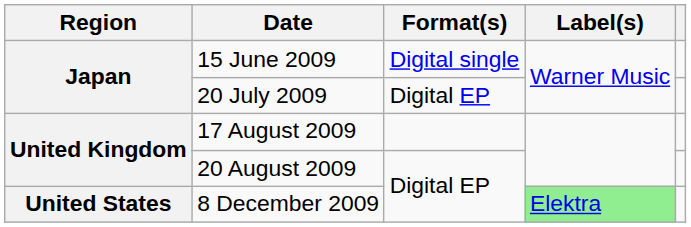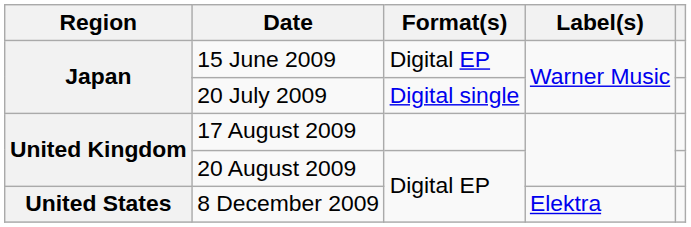(454, 58) Digital single -> (440, 58) Digital EP
(440, 95) Digital EP -> (454, 95) Digital single
(566, 204) lightgreen background -> (566, 204) no background
